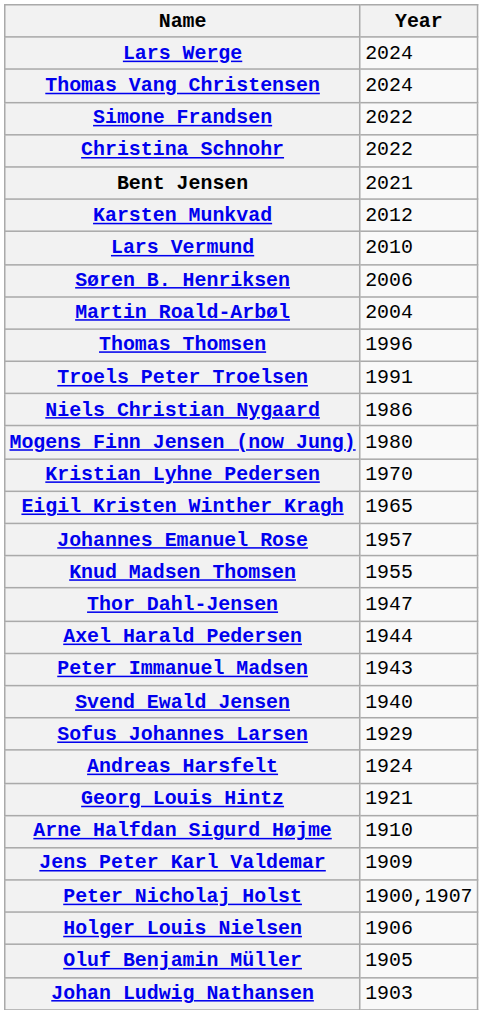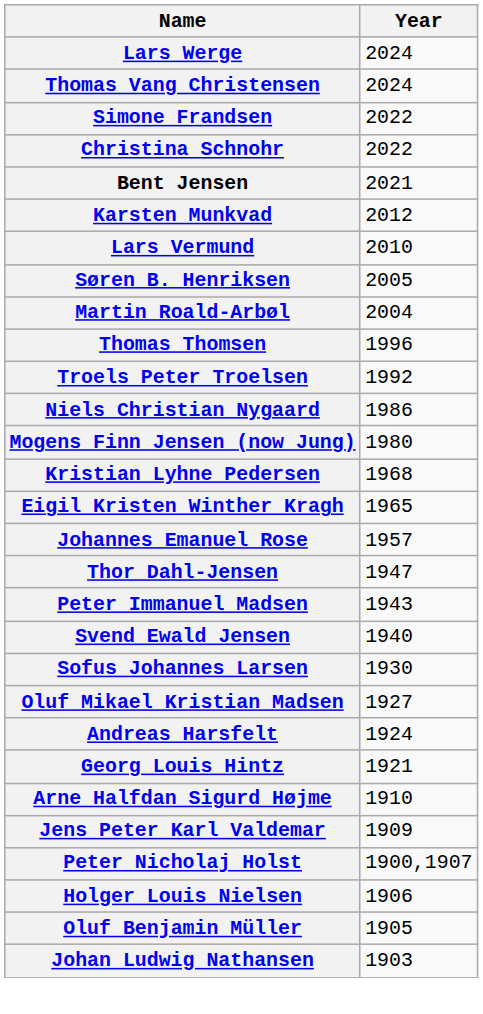(389, 280) 2006 -> (389, 280) 2005
(389, 378) 1991 -> (389, 378) 1992
(389, 475) 1970 -> (389, 475) 1968
- row: (183, 572)
- row: (183, 637)
(389, 734) 1929 -> (389, 669) 1930
+ row: (183, 702)
